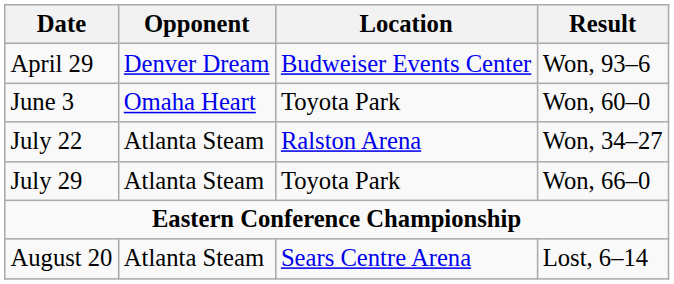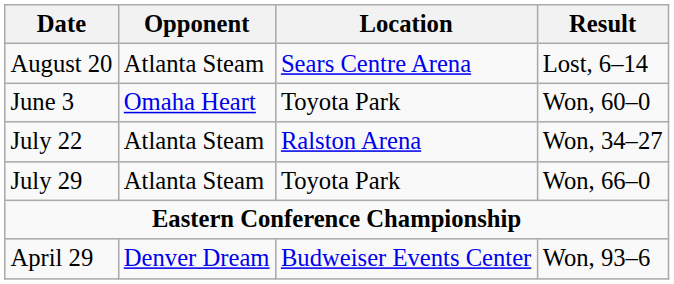rows swapped: (52, 63) <-> (61, 258)
